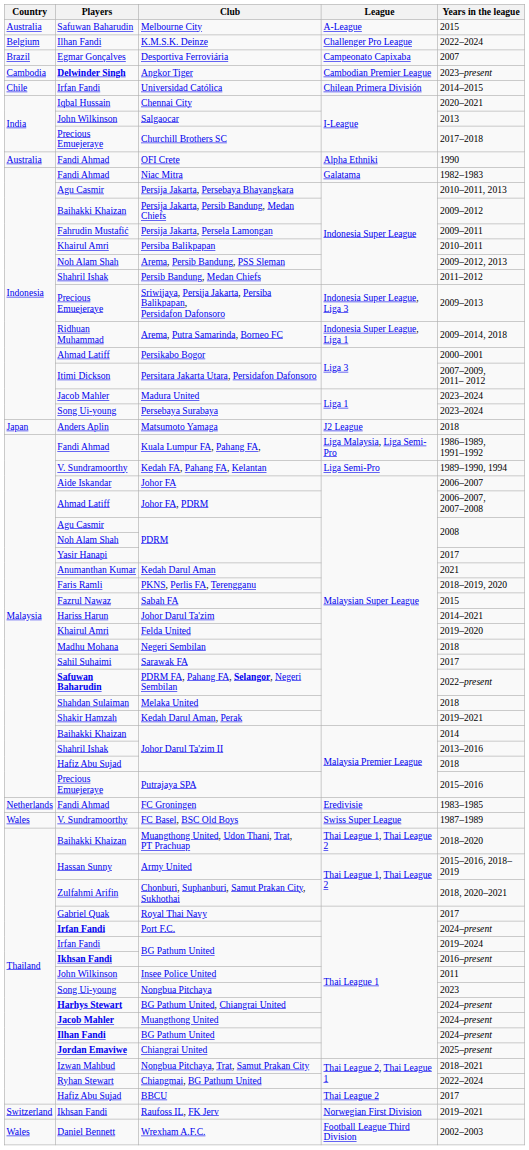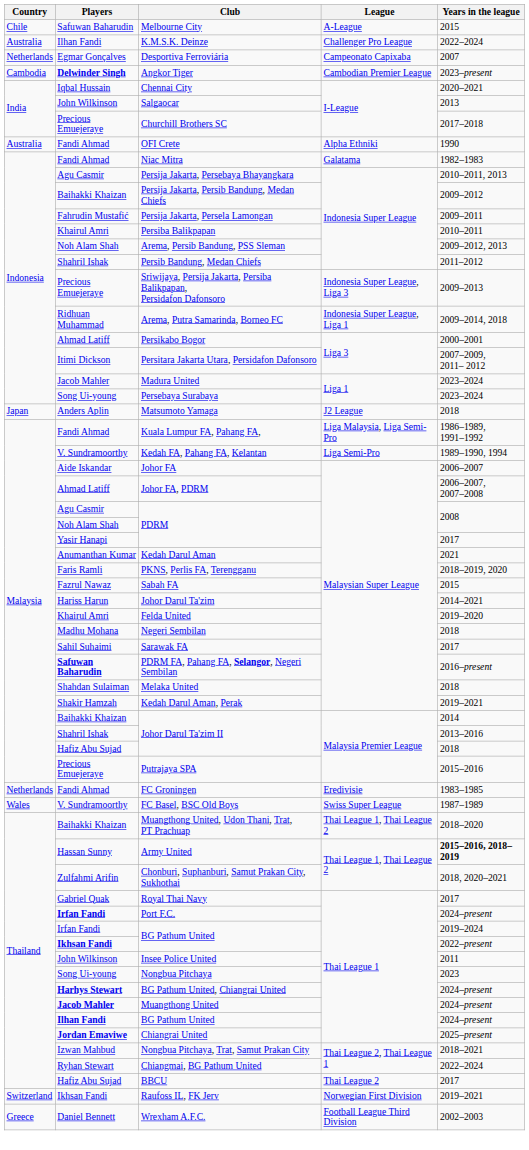(24, 27) Australia -> (17, 27) Chile
(23, 42) Belgium -> (24, 42) Australia
(18, 57) Brazil -> (30, 57) Netherlands
- row: (79, 88)
(466, 682) 2022–present -> (466, 667) 2016–present
(476, 867) normal -> (476, 851) bold
(466, 959) 2016–present -> (466, 944) 2022–present
(18, 1132) Wales -> (20, 1117) Greece
